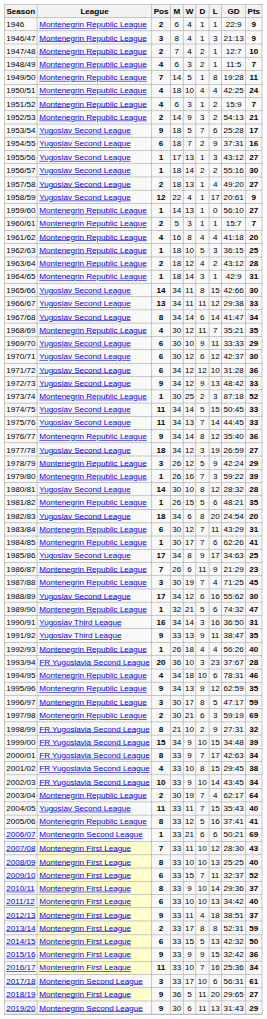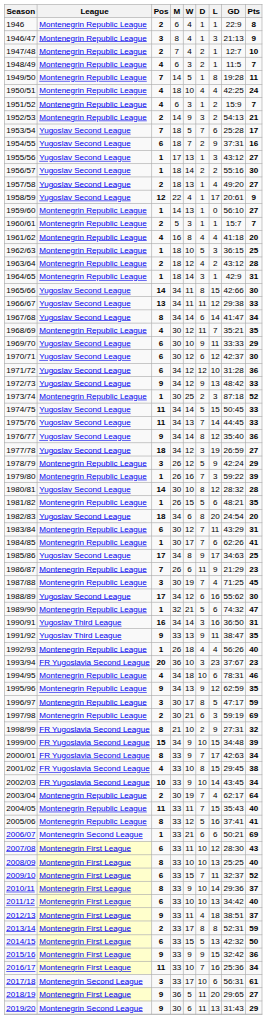(254, 24) 9 -> (254, 24) 8
(161, 130) 9 -> (161, 130) 7
(93, 436) Montenegrin Republic League -> (85, 436) Yugoslav Second League
(254, 662) 28 -> (254, 662) 23
(85, 808) Yugoslav Second League -> (93, 808) Montenegrin Republic League
(161, 848) 7 -> (161, 848) 6
